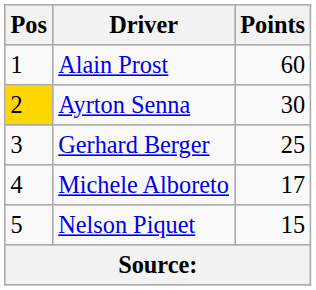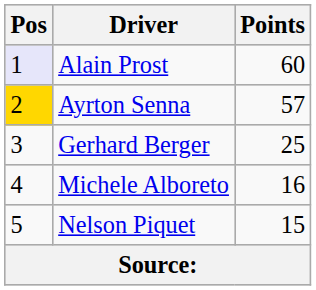(17, 64) no background -> (17, 64) lavender background
(293, 104) 30 -> (293, 104) 57
(293, 185) 17 -> (293, 185) 16
